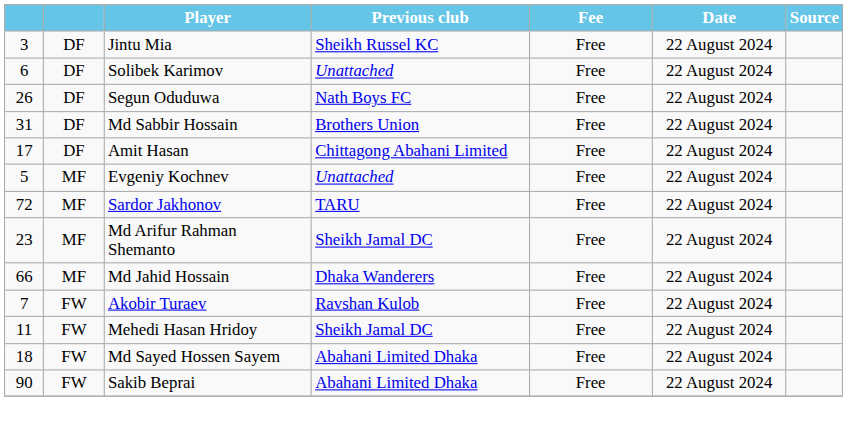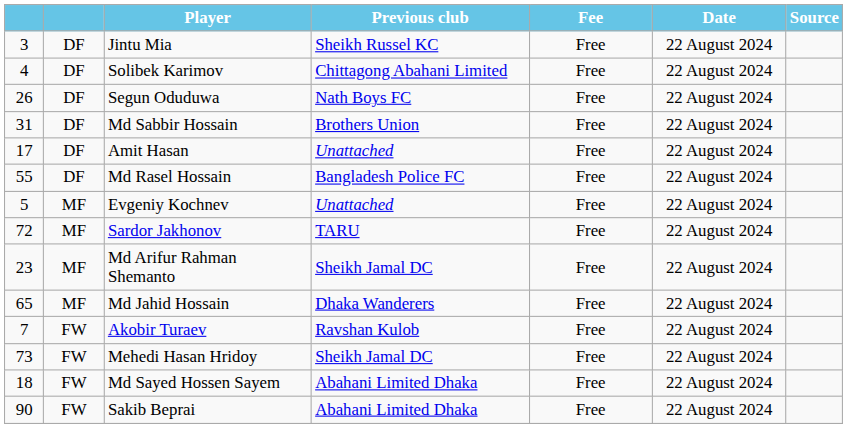(24, 71) 6 -> (24, 71) 4
(354, 71) Unattached -> (411, 71) Chittagong Abahani Limited
(411, 151) Chittagong Abahani Limited -> (354, 151) Unattached
+ row: (169, 177)
(24, 276) 66 -> (24, 303) 65
(24, 329) 11 -> (24, 356) 73
